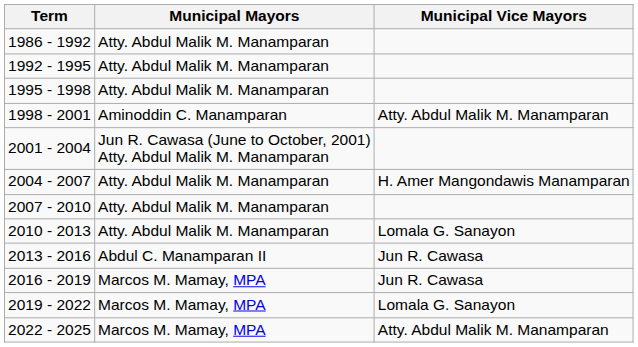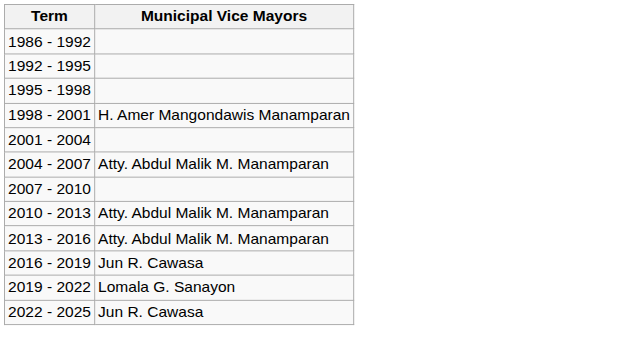- column: (234, 16)
(493, 115) Atty. Abdul Malik M. Manamparan -> (224, 115) H. Amer Mangondawis Manamparan
(504, 181) H. Amer Mangondawis Manamparan -> (214, 164) Atty. Abdul Malik M. Manamparan
(446, 231) Lomala G. Sanayon -> (214, 213) Atty. Abdul Malik M. Manamparan
(430, 255) Jun R. Cawasa -> (214, 238) Atty. Abdul Malik M. Manamparan
(493, 329) Atty. Abdul Malik M. Manamparan -> (151, 312) Jun R. Cawasa
